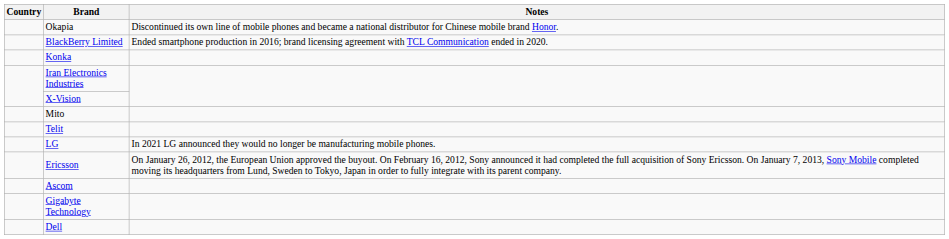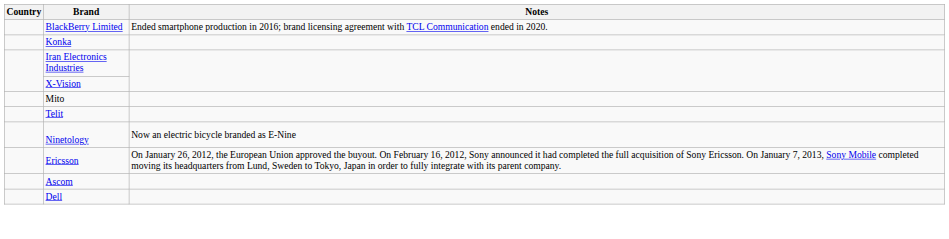- row: (59, 27)
+ row: (67, 140)
- row: (52, 144)
- row: (68, 206)
